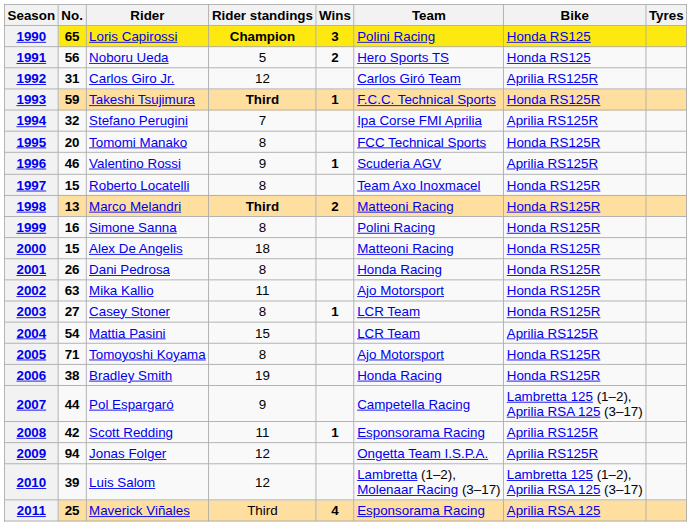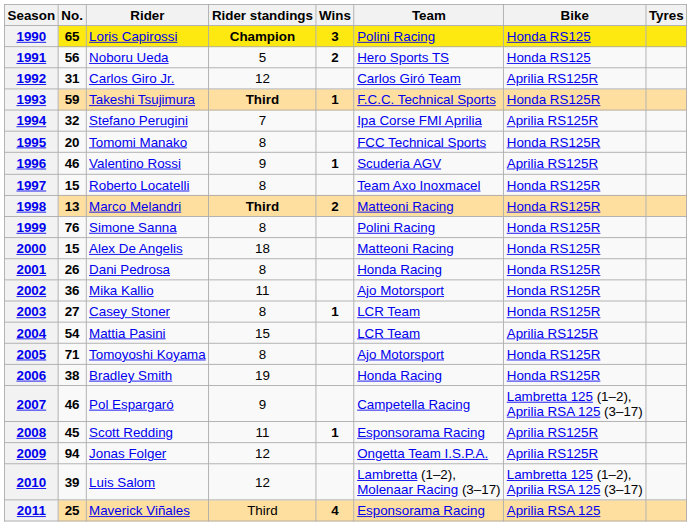(72, 227) 16 -> (72, 227) 76
(72, 290) 63 -> (72, 290) 36
(72, 404) 44 -> (72, 404) 46
(72, 432) 42 -> (72, 432) 45
